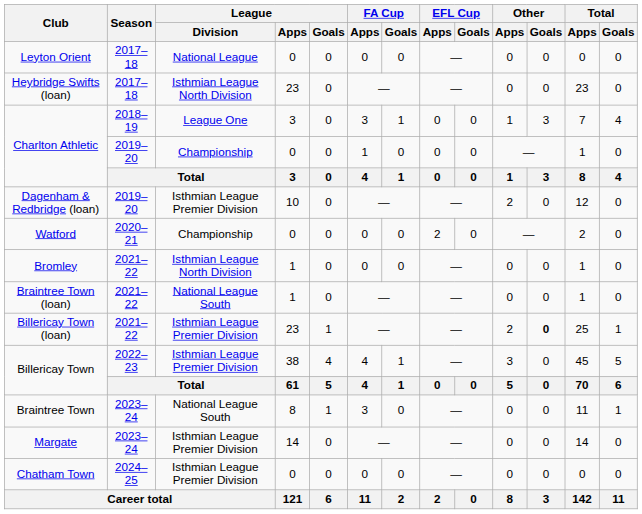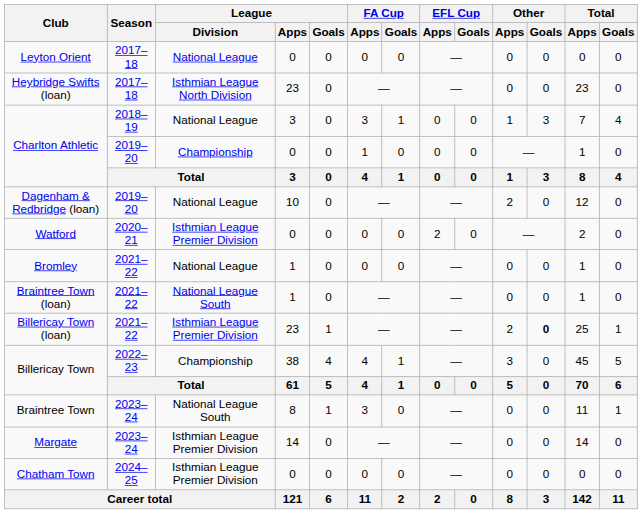(215, 120) League One -> (215, 120) National League
(215, 202) Isthmian League Premier Division -> (215, 202) National League
(215, 234) Championship -> (215, 234) Isthmian League Premier Division
(215, 265) Isthmian League North Division -> (215, 265) National League
(215, 360) Isthmian League Premier Division -> (215, 360) Championship
